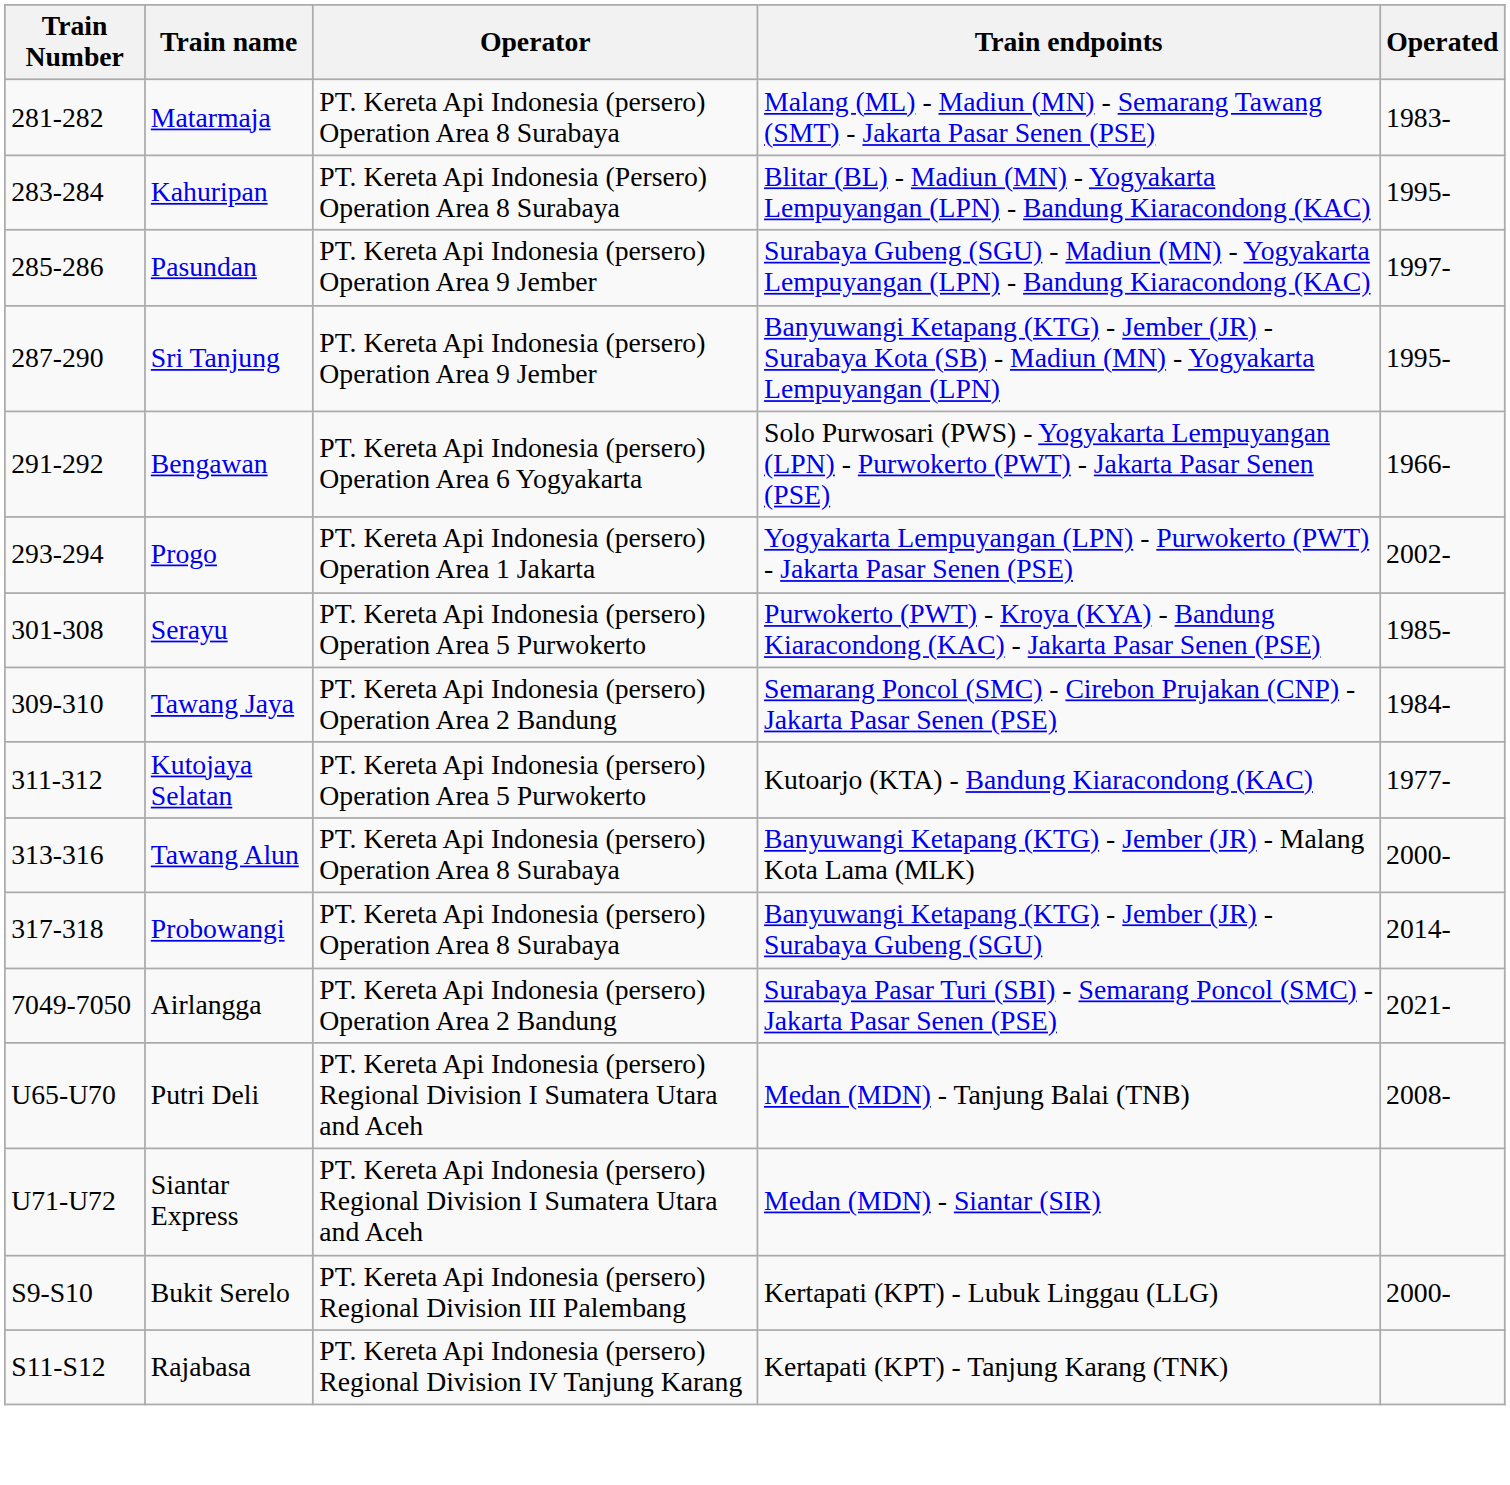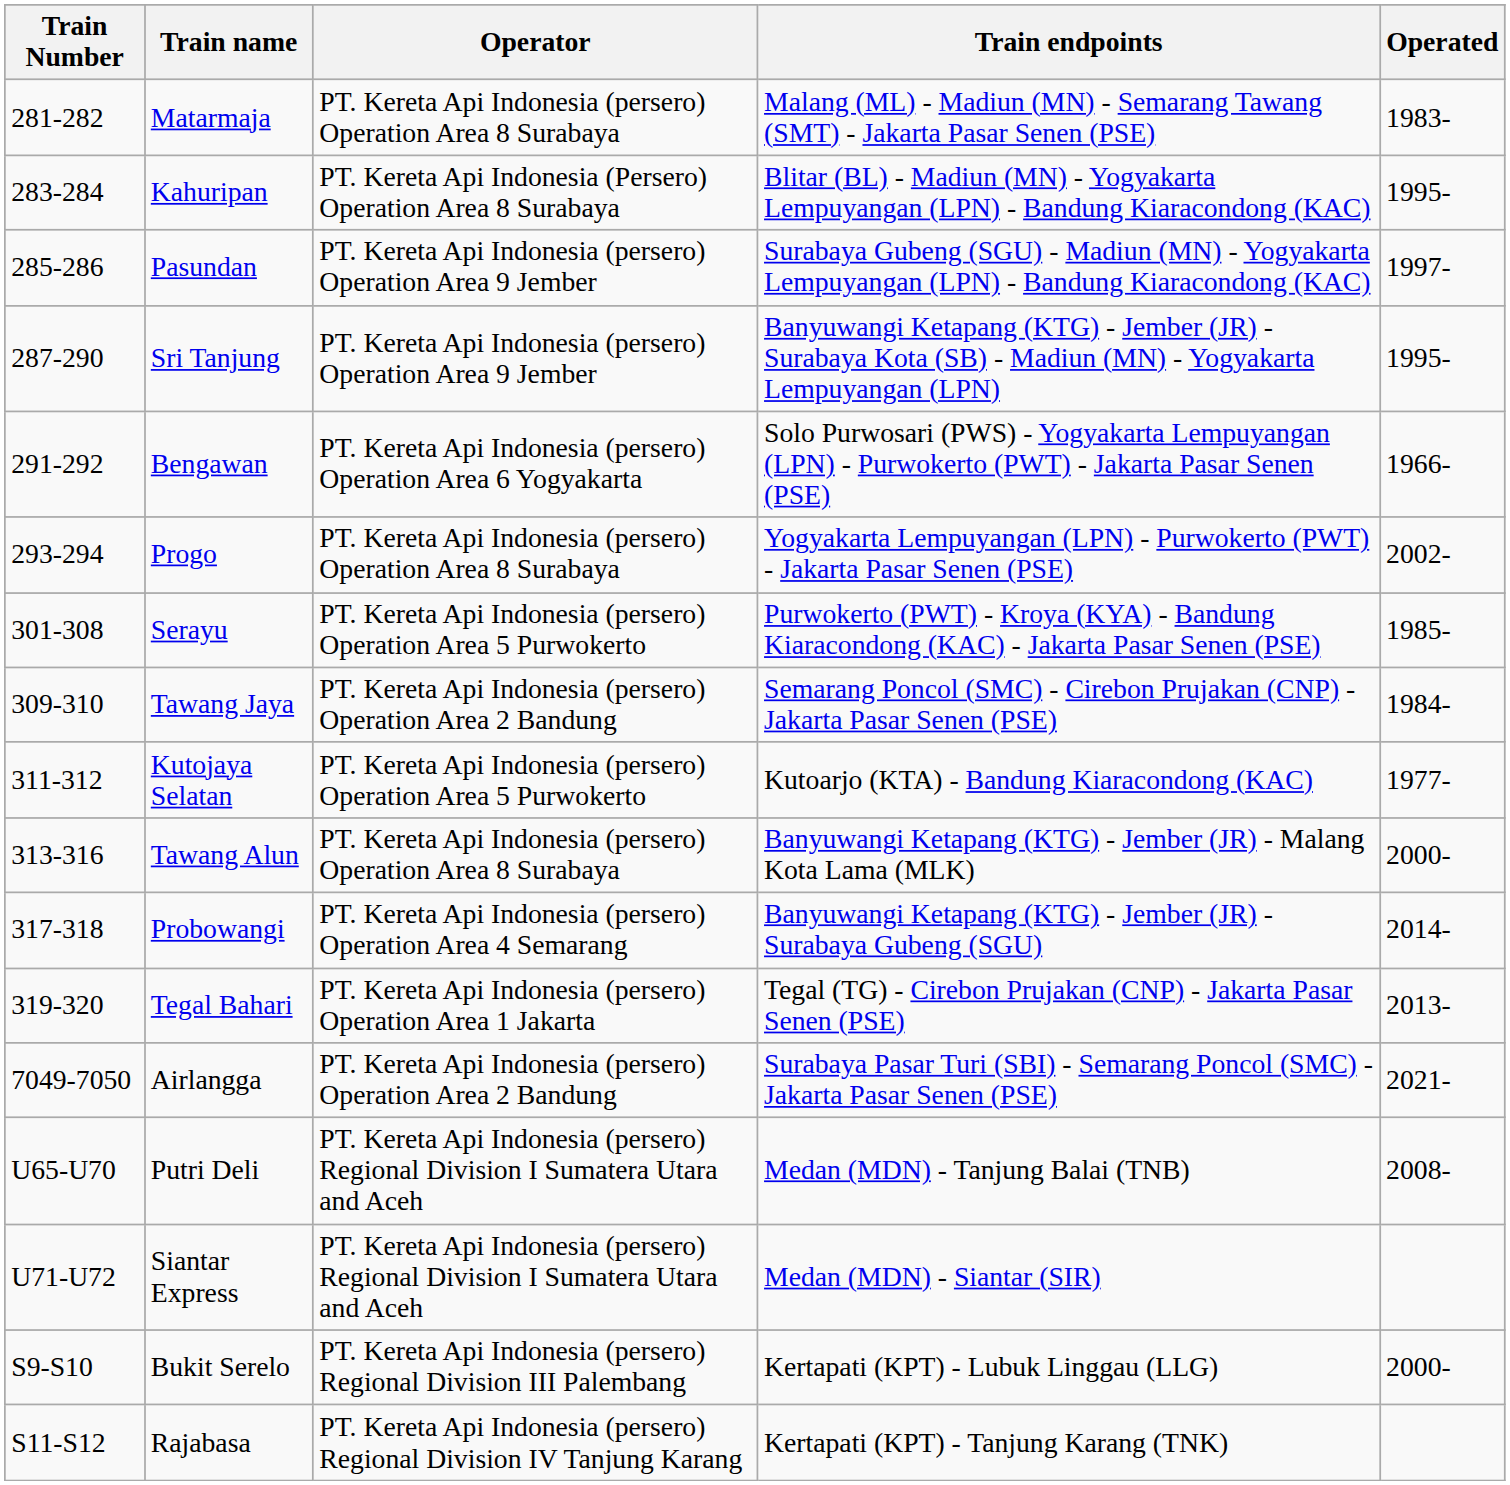(512, 554) PT. Kereta Api Indonesia (persero) Operation Area 1 Jakarta -> (512, 554) PT. Kereta Api Indonesia (persero) Operation Area 8 Surabaya
(512, 929) PT. Kereta Api Indonesia (persero) Operation Area 8 Surabaya -> (512, 929) PT. Kereta Api Indonesia (persero) Operation Area 4 Semarang
+ row: (222, 1004)
